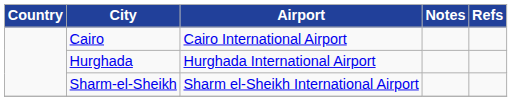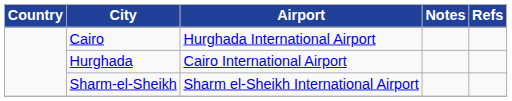(265, 38) Cairo International Airport -> (280, 38) Hurghada International Airport
(280, 61) Hurghada International Airport -> (265, 61) Cairo International Airport
